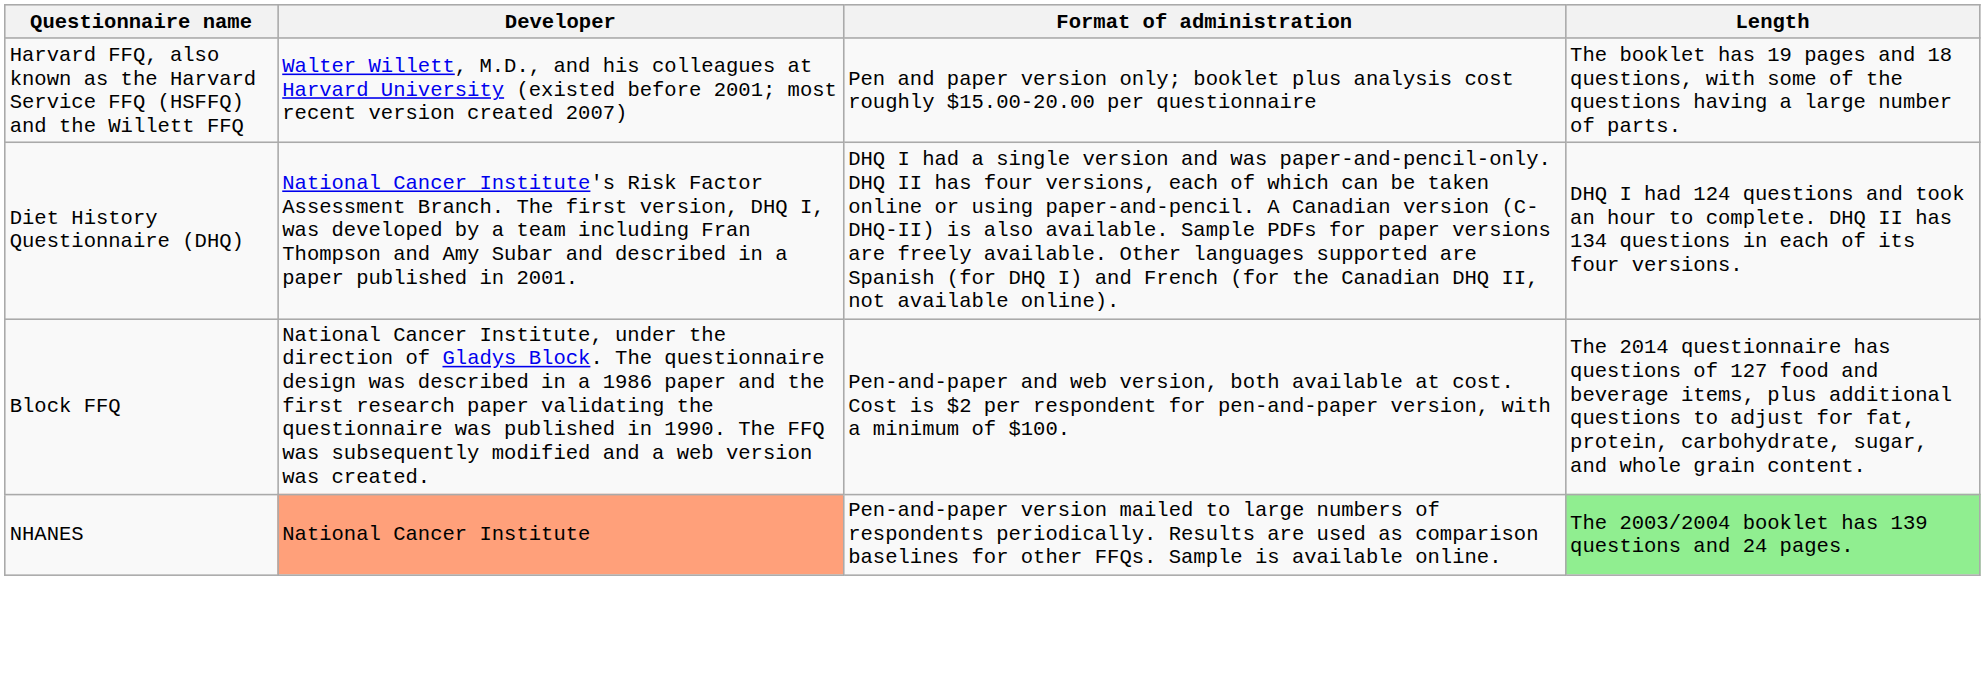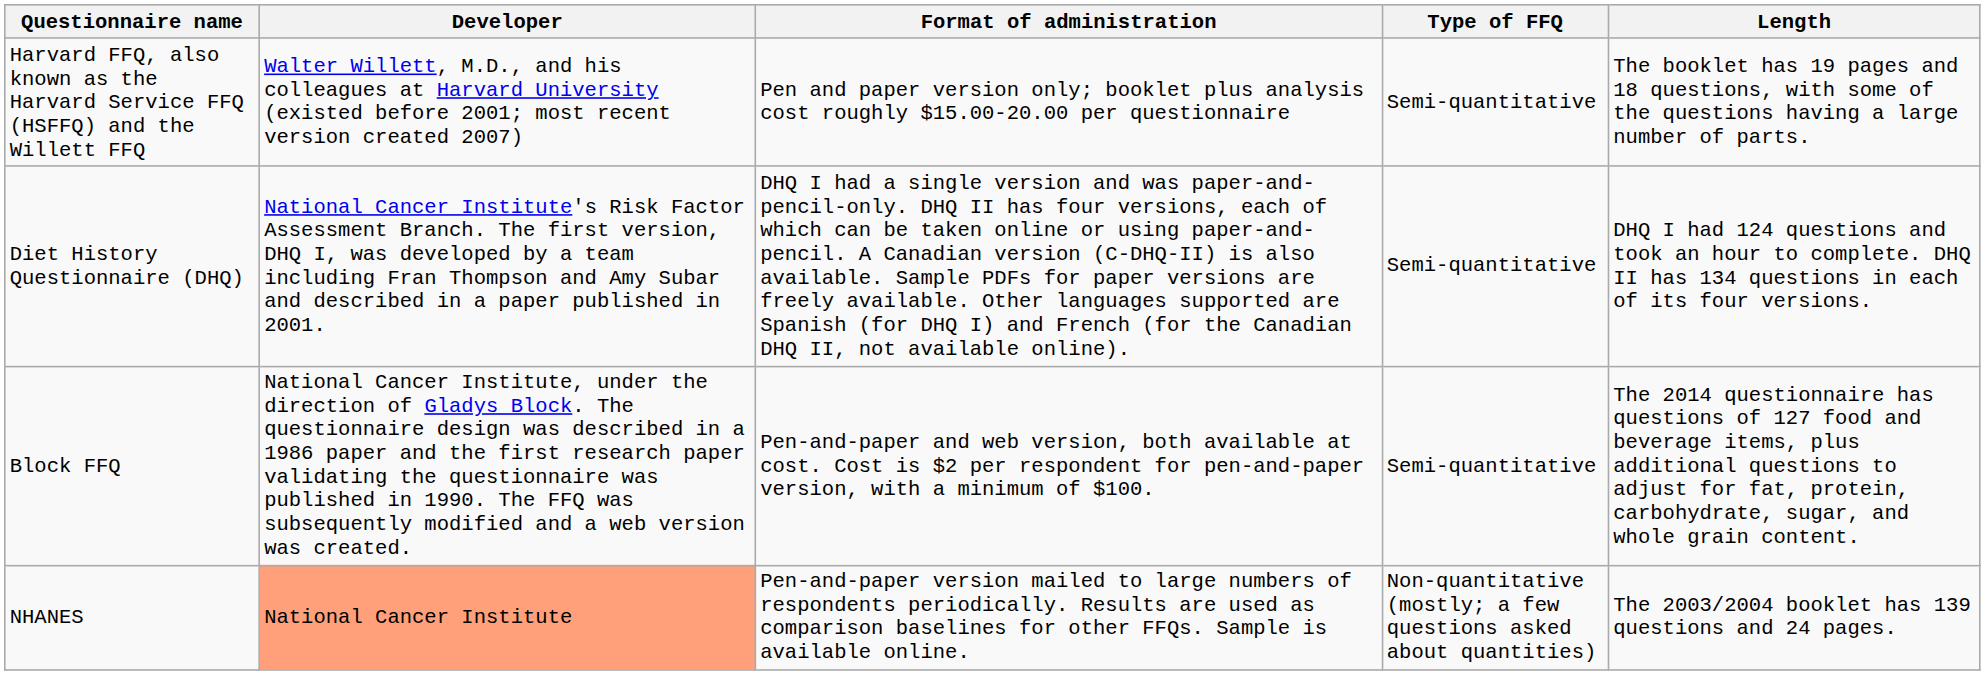+ column: (1495, 22)
(1749, 535) lightgreen background -> (1792, 618) no background
